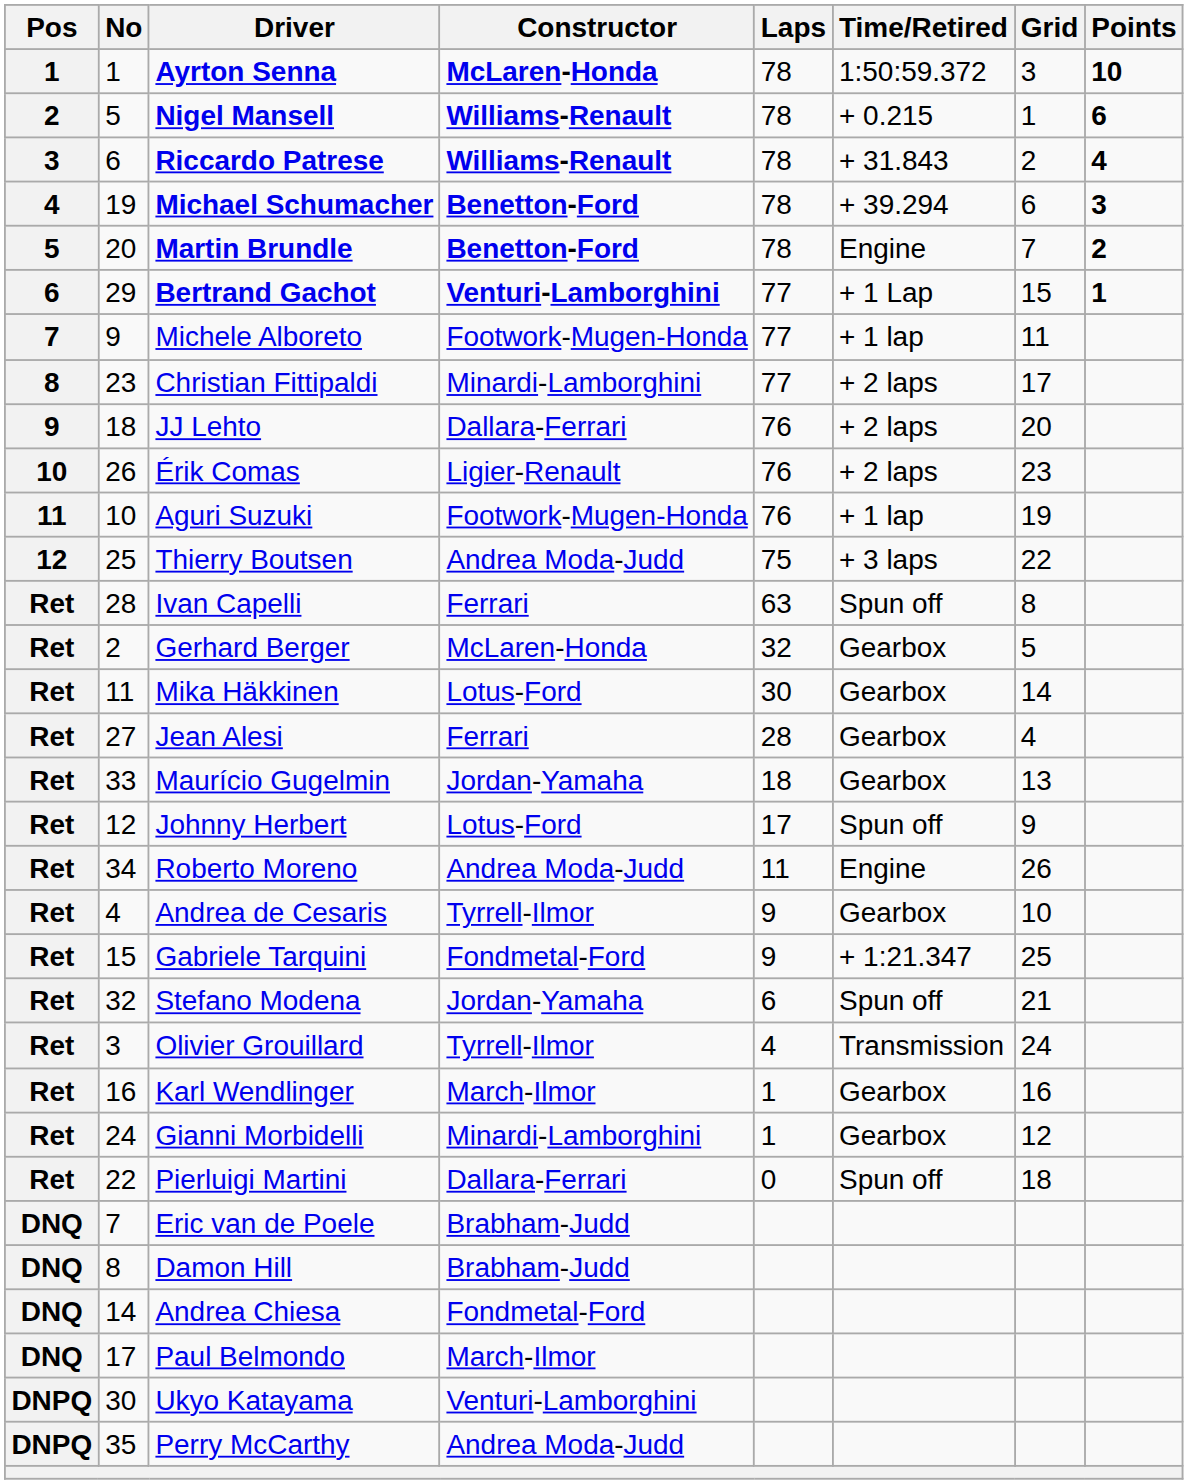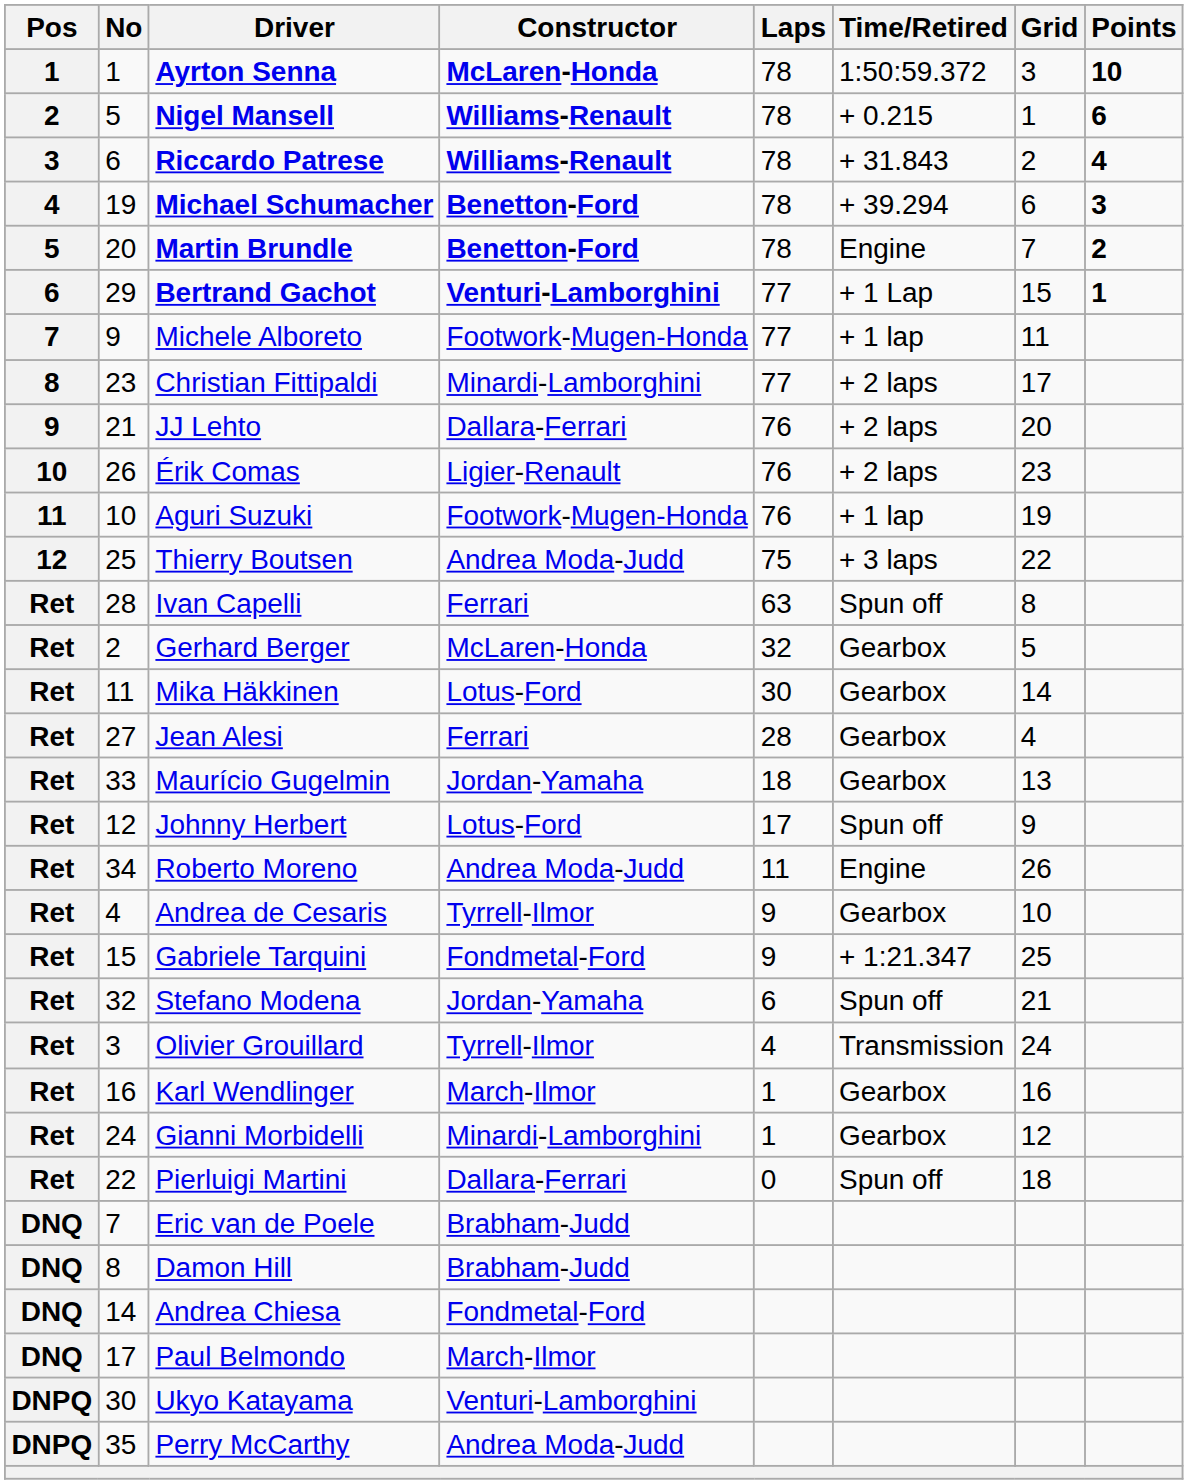(121, 426) 18 -> (121, 426) 21
